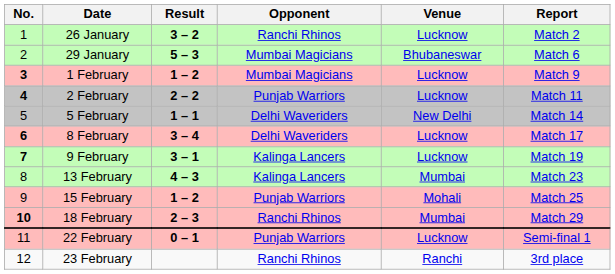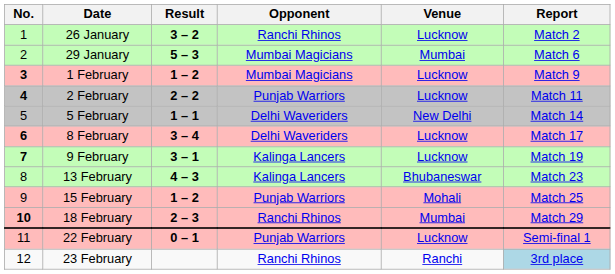(442, 55) Bhubaneswar -> (442, 55) Mumbai
(442, 177) Mumbai -> (442, 177) Bhubaneswar
(557, 259) no background -> (557, 259) lightblue background
